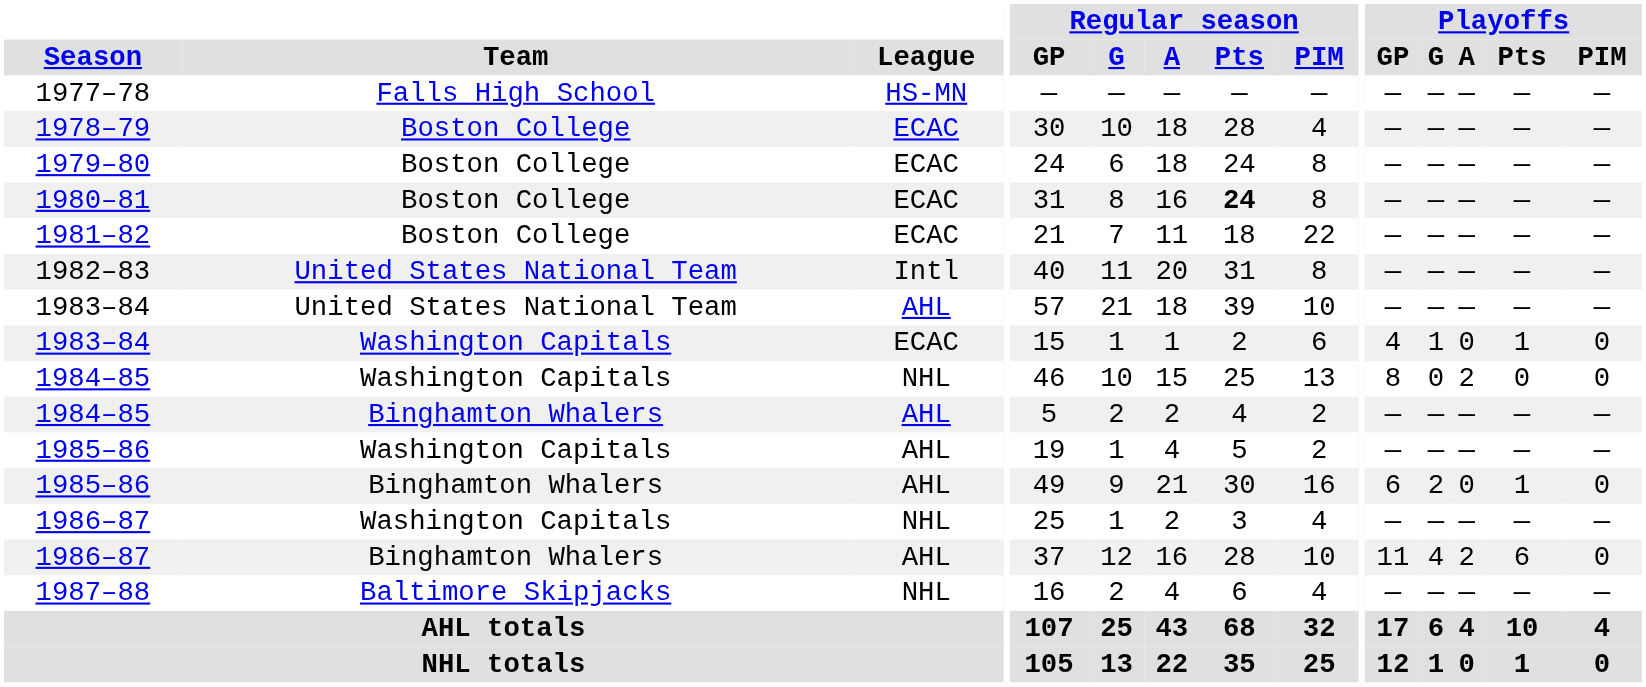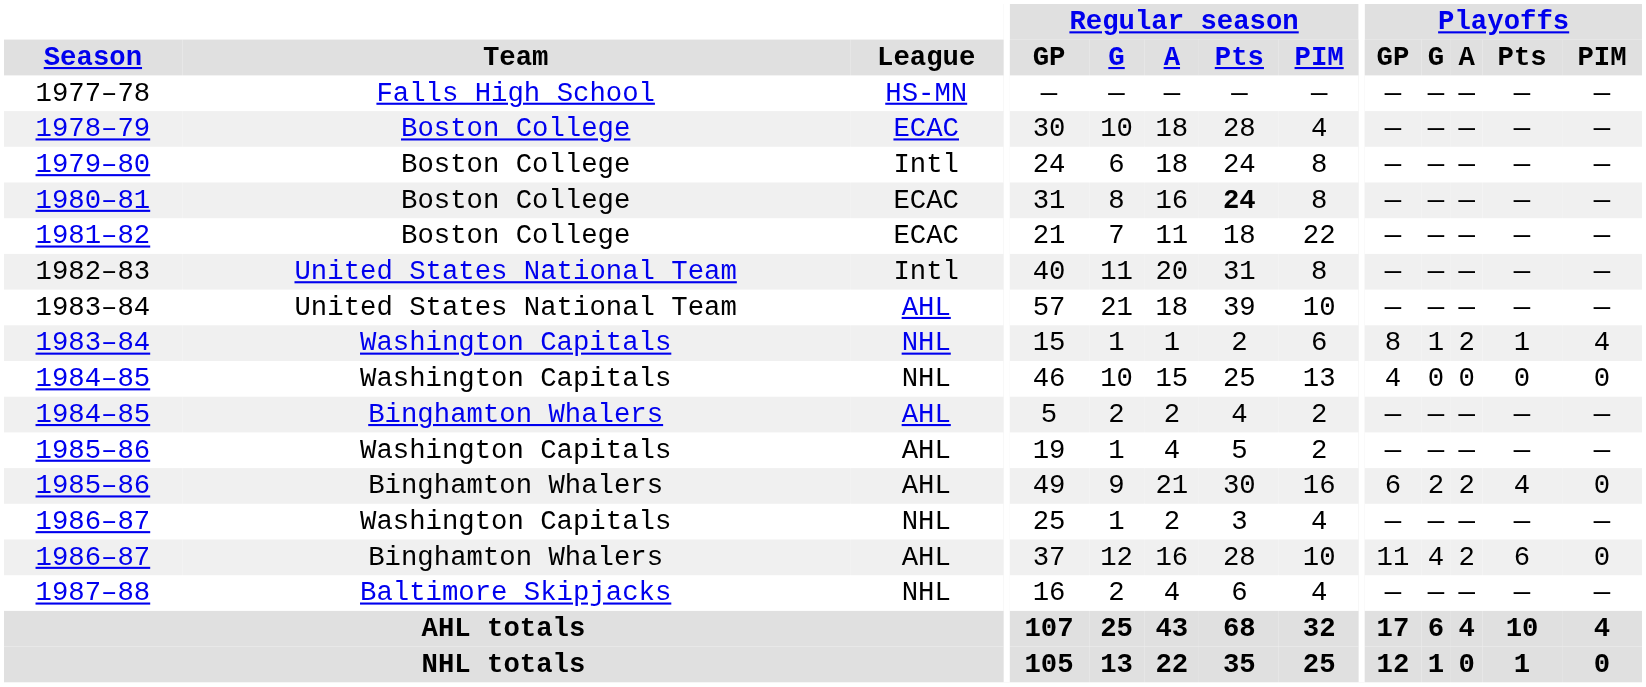(926, 165) ECAC -> (926, 165) Intl
(926, 343) ECAC -> (926, 343) NHL
(1393, 343) 4 -> (1393, 343) 8
(1467, 343) 0 -> (1467, 343) 2
(1602, 343) 0 -> (1602, 343) 4
(1393, 379) 8 -> (1393, 379) 4
(1467, 379) 2 -> (1467, 379) 0
(1467, 486) 0 -> (1467, 486) 2
(1522, 486) 1 -> (1522, 486) 4
